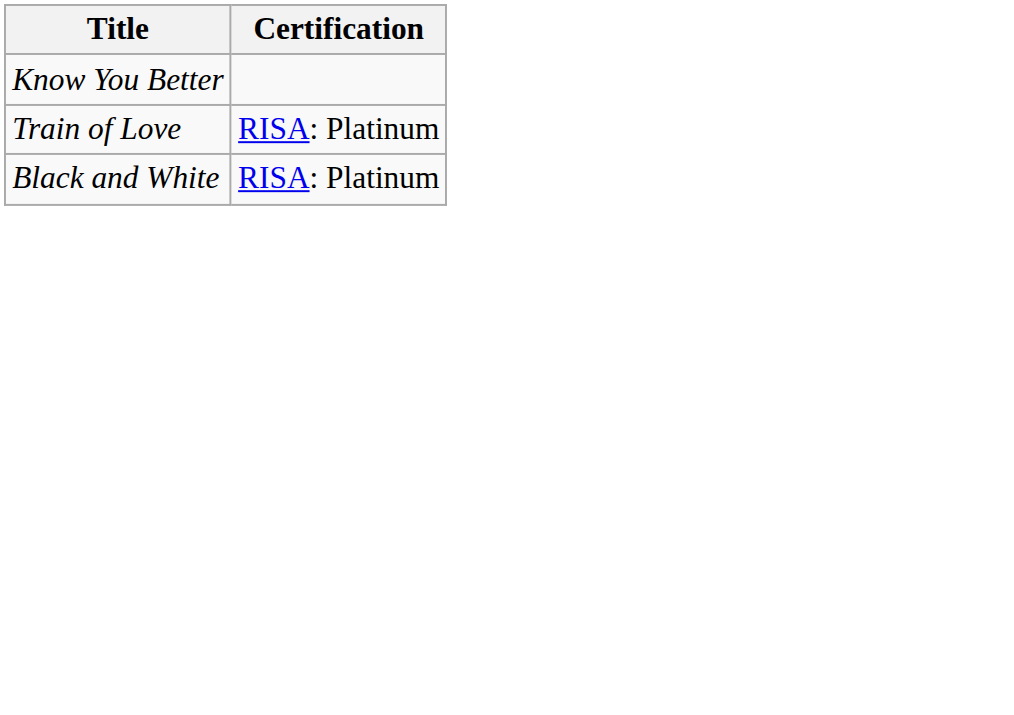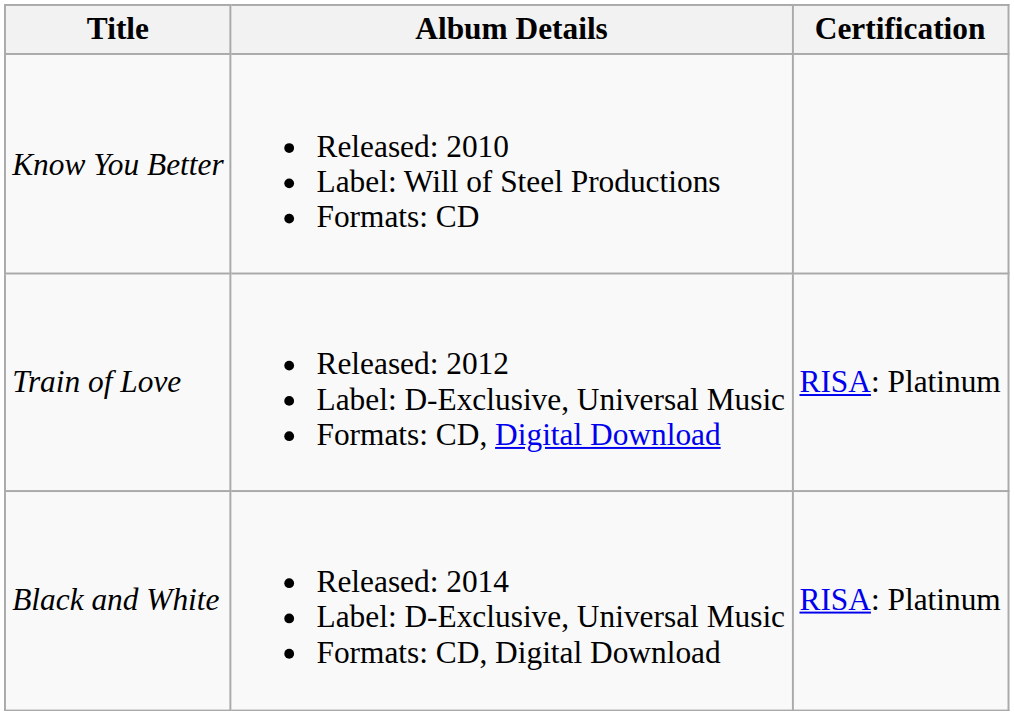+ column: (512, 29)
